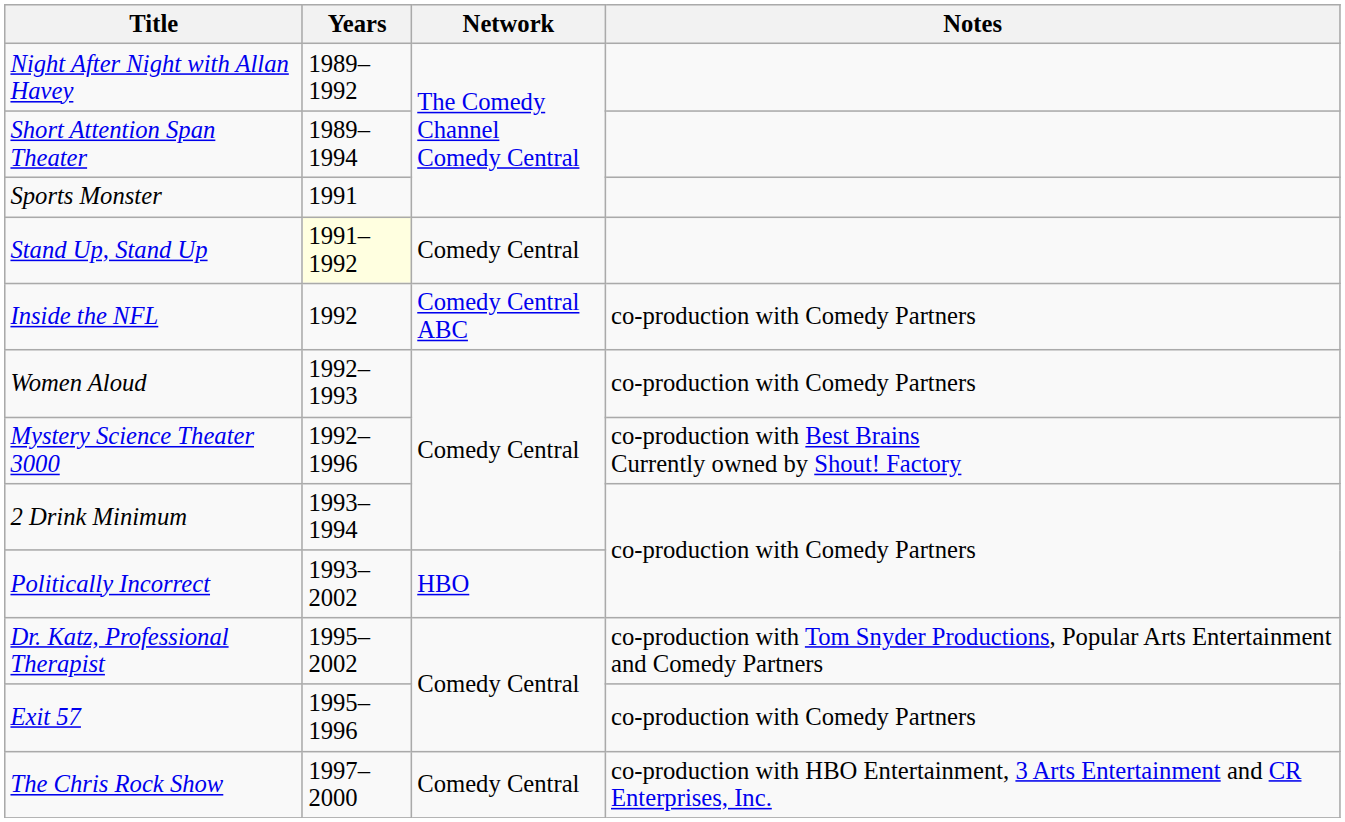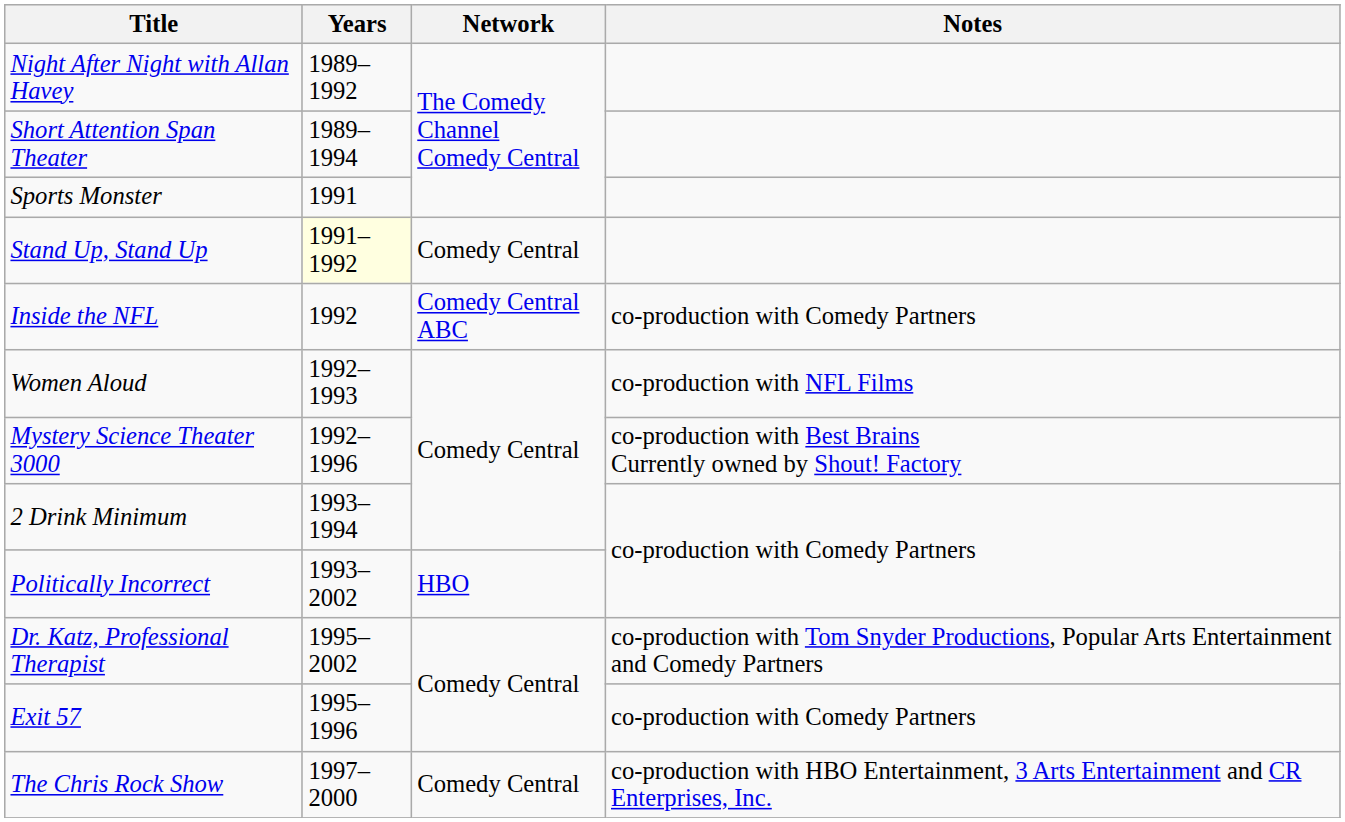(793, 383) co-production with Comedy Partners -> (762, 383) co-production with NFL Films
